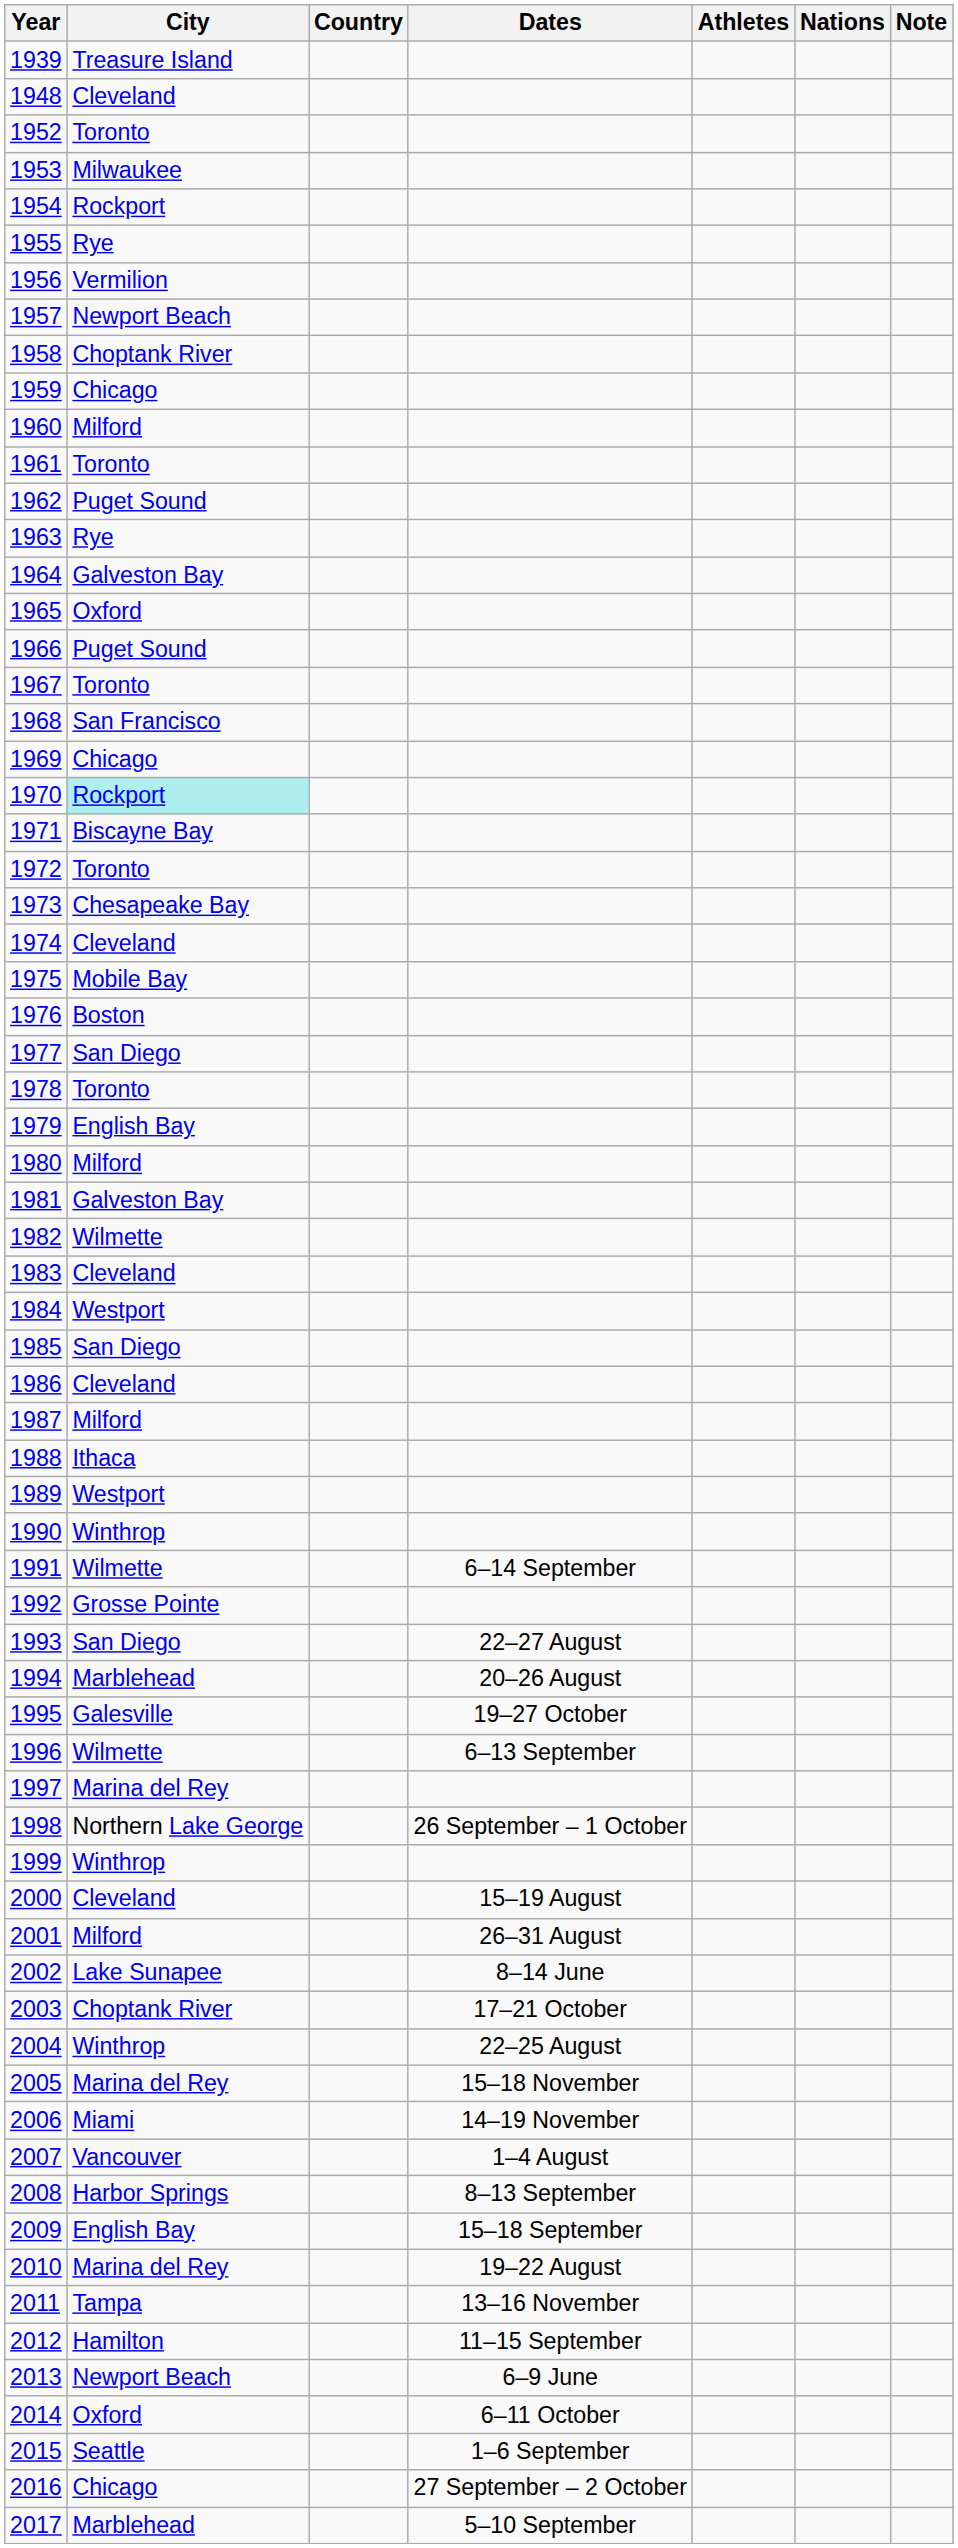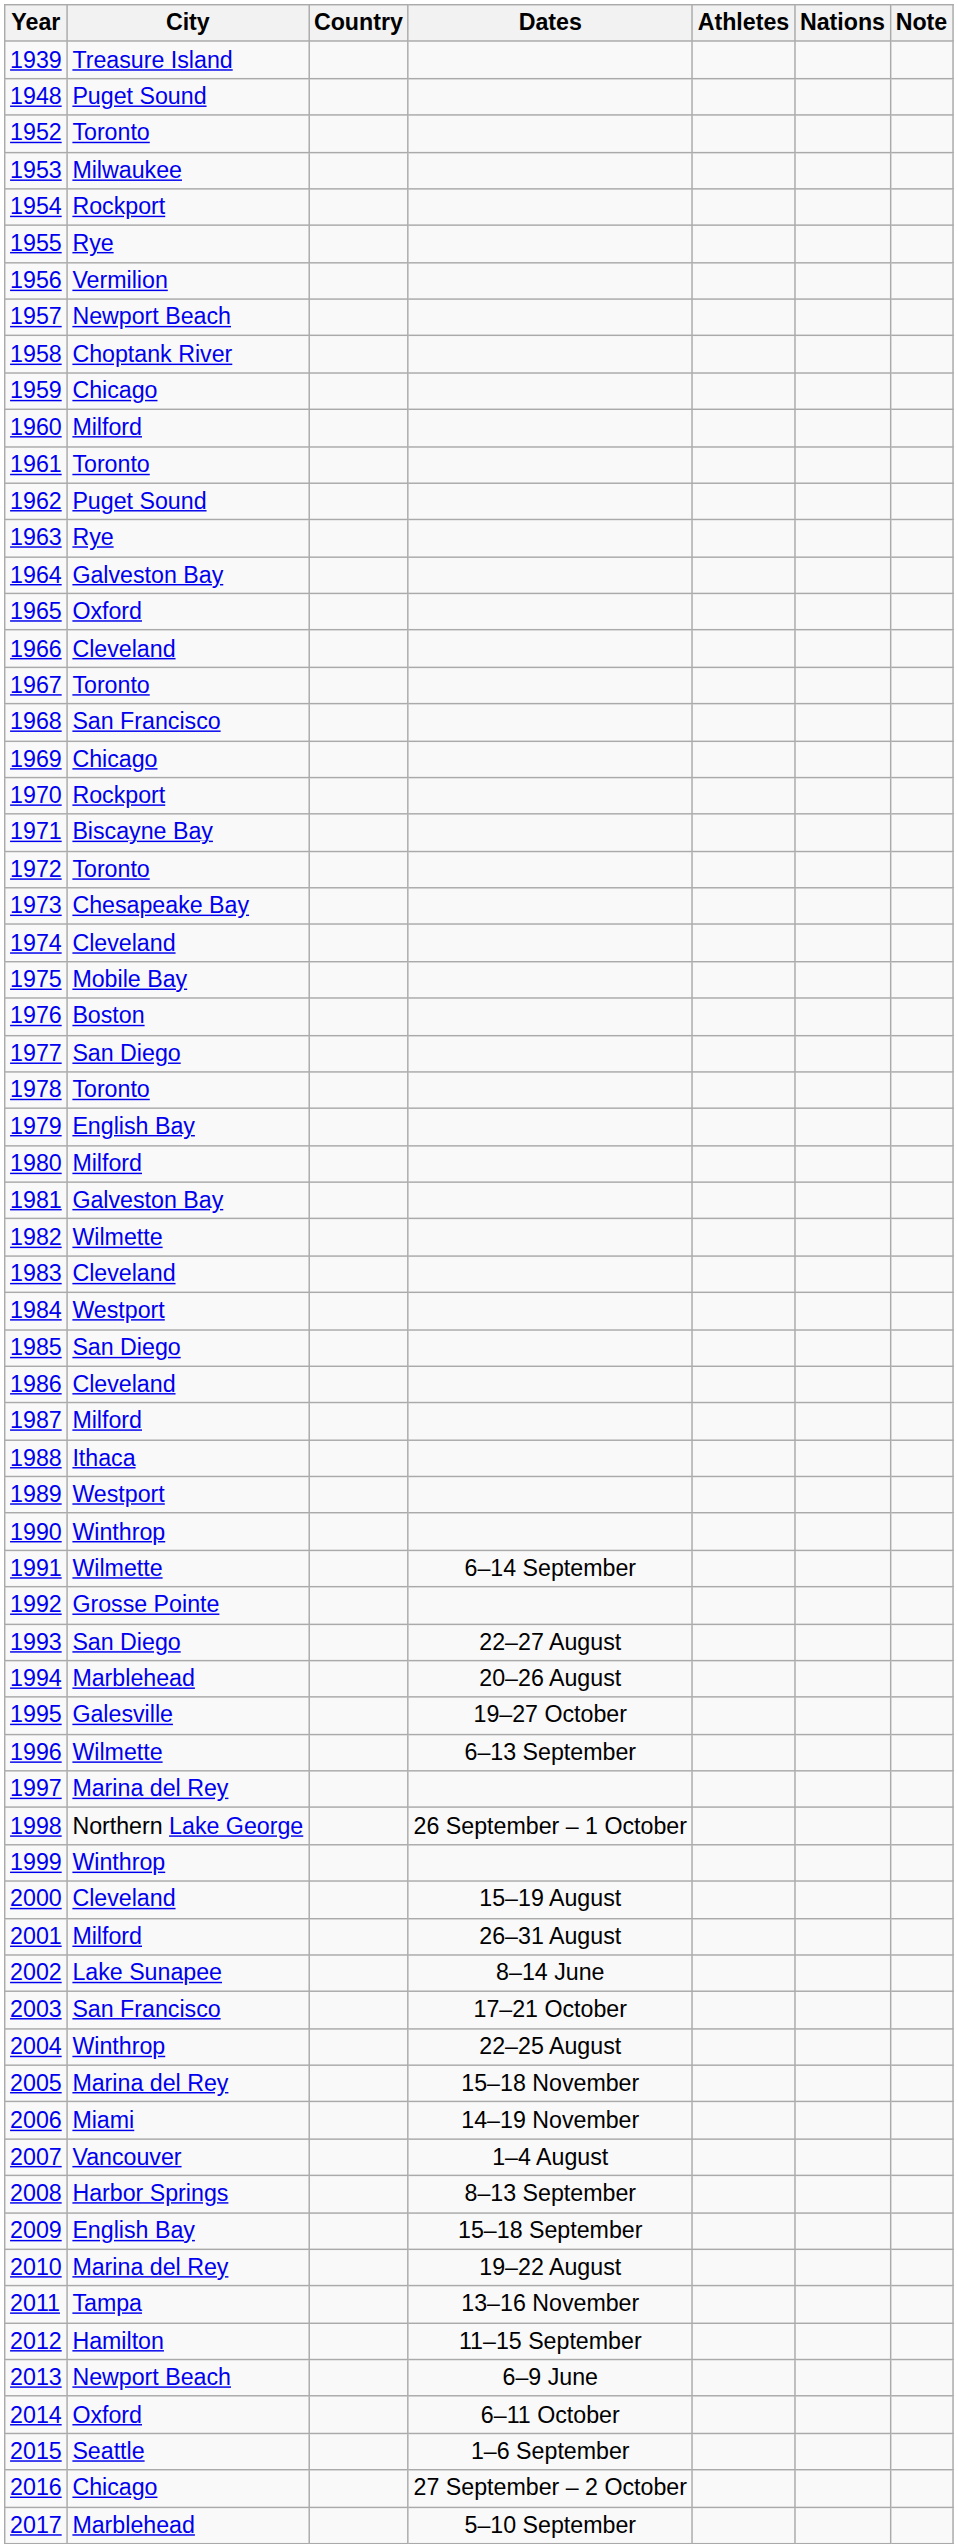(124, 96) Cleveland -> (139, 96) Puget Sound
(139, 648) Puget Sound -> (124, 648) Cleveland
(119, 795) paleturquoise background -> (119, 795) no background
(152, 2009) Choptank River -> (147, 2009) San Francisco
